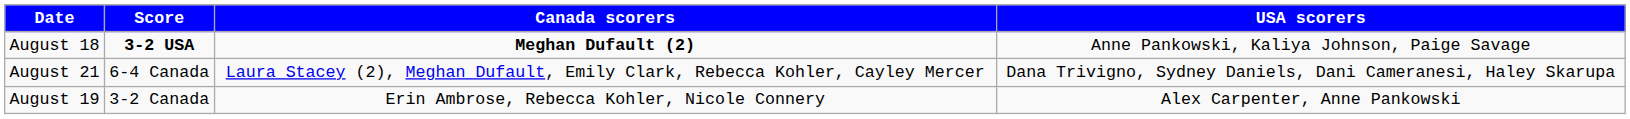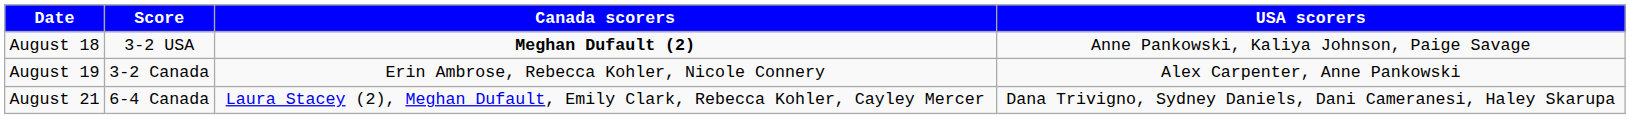(159, 45) bold -> (159, 45) normal
rows swapped: (54, 100) <-> (54, 72)
